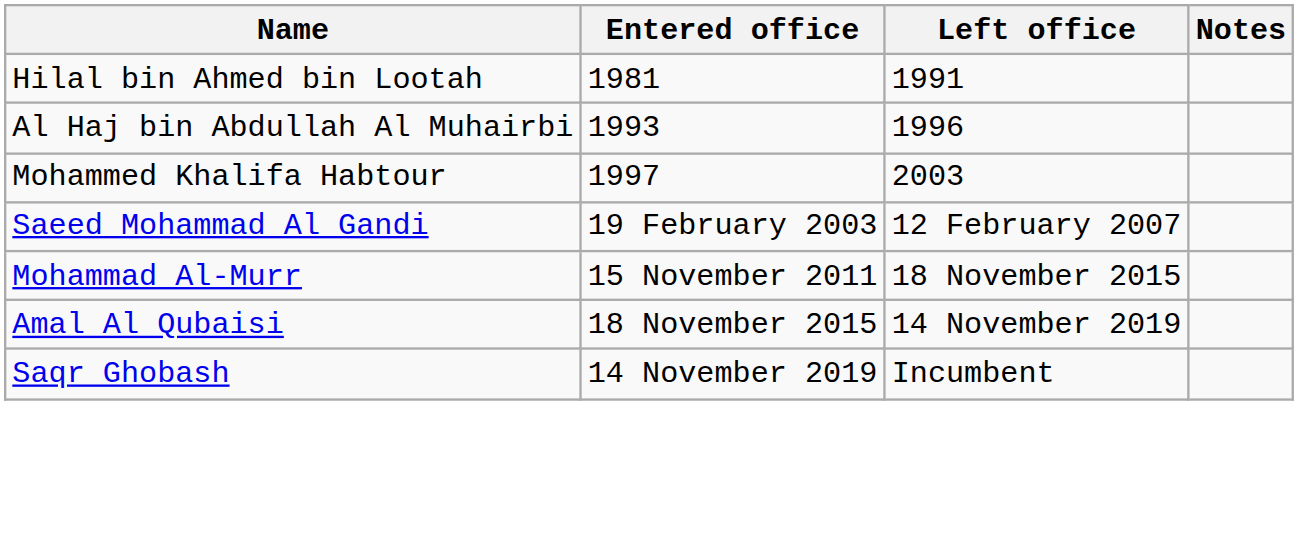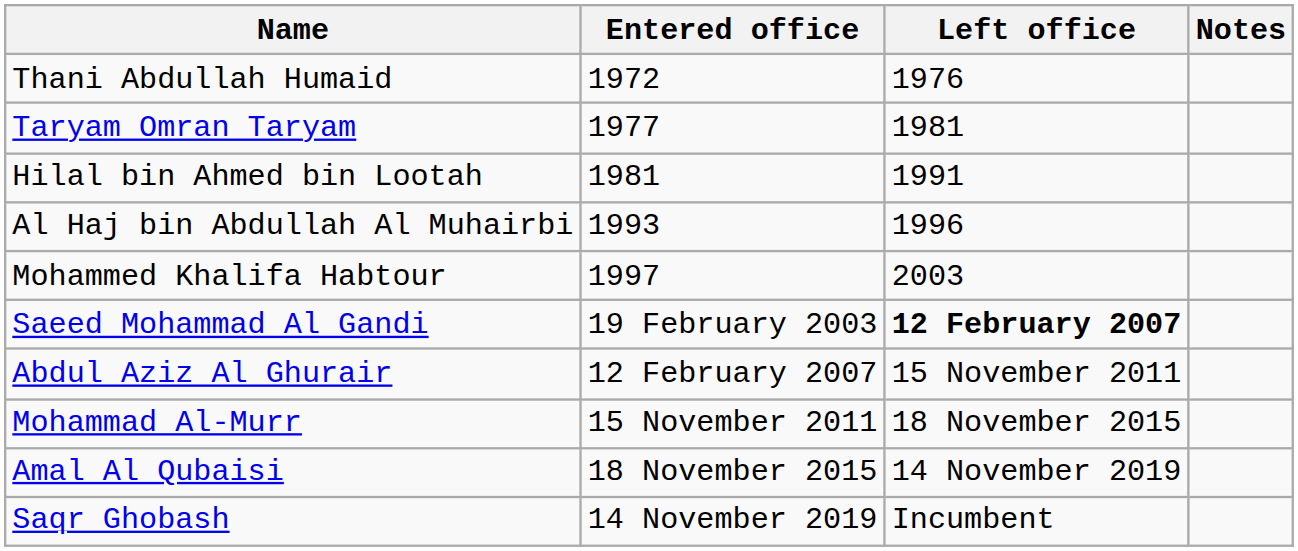+ row: (202, 79)
+ row: (184, 128)
(1037, 226) normal -> (1037, 325) bold
+ row: (202, 374)
